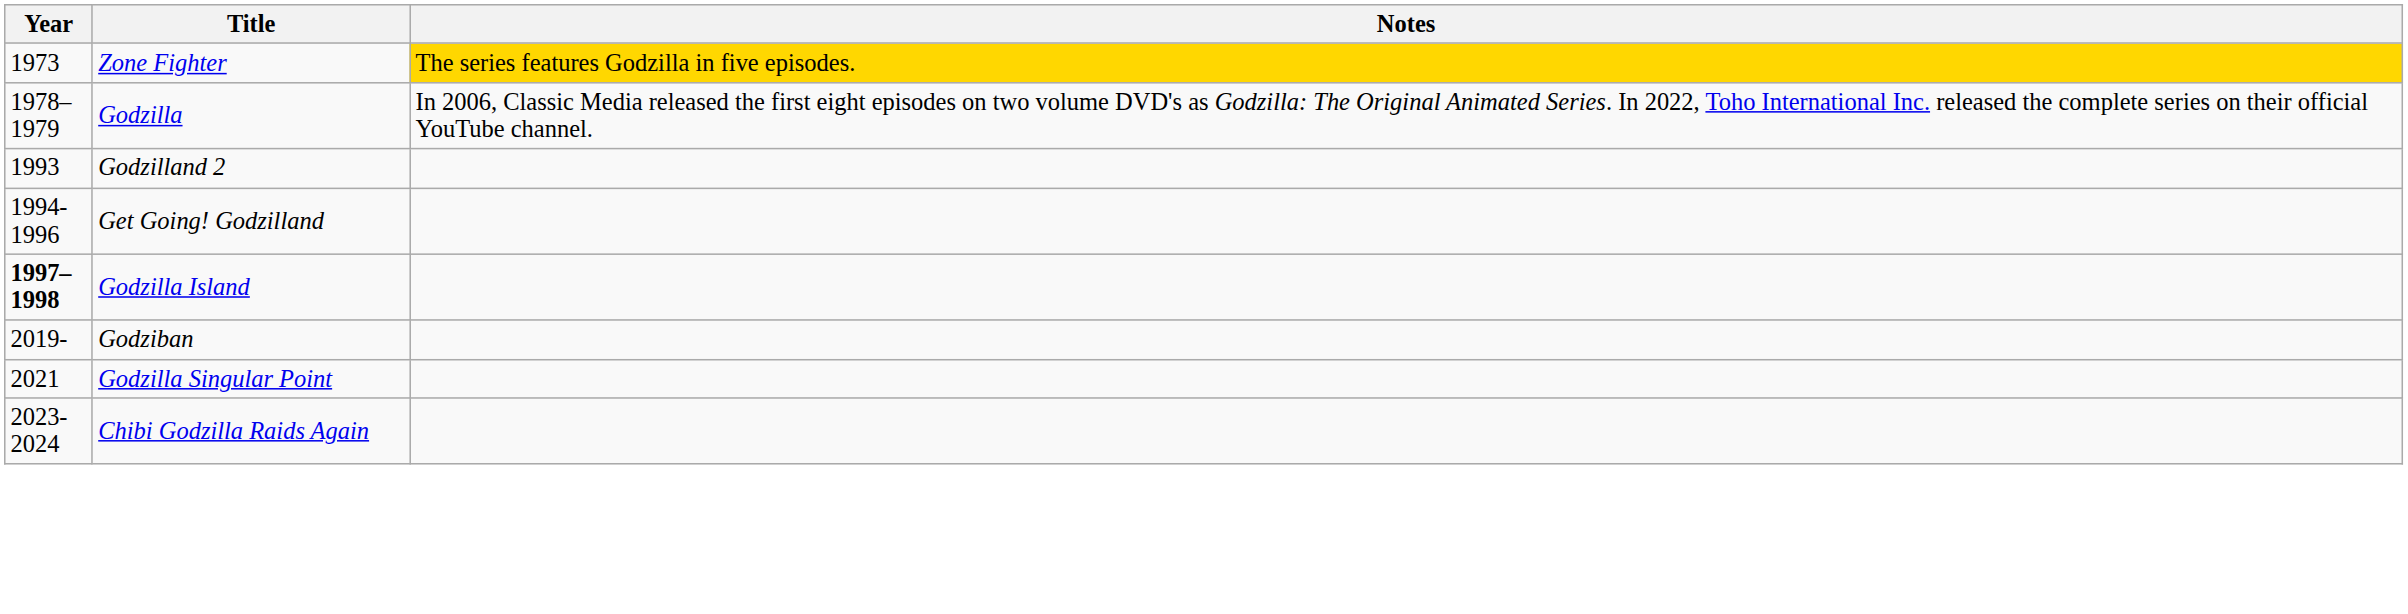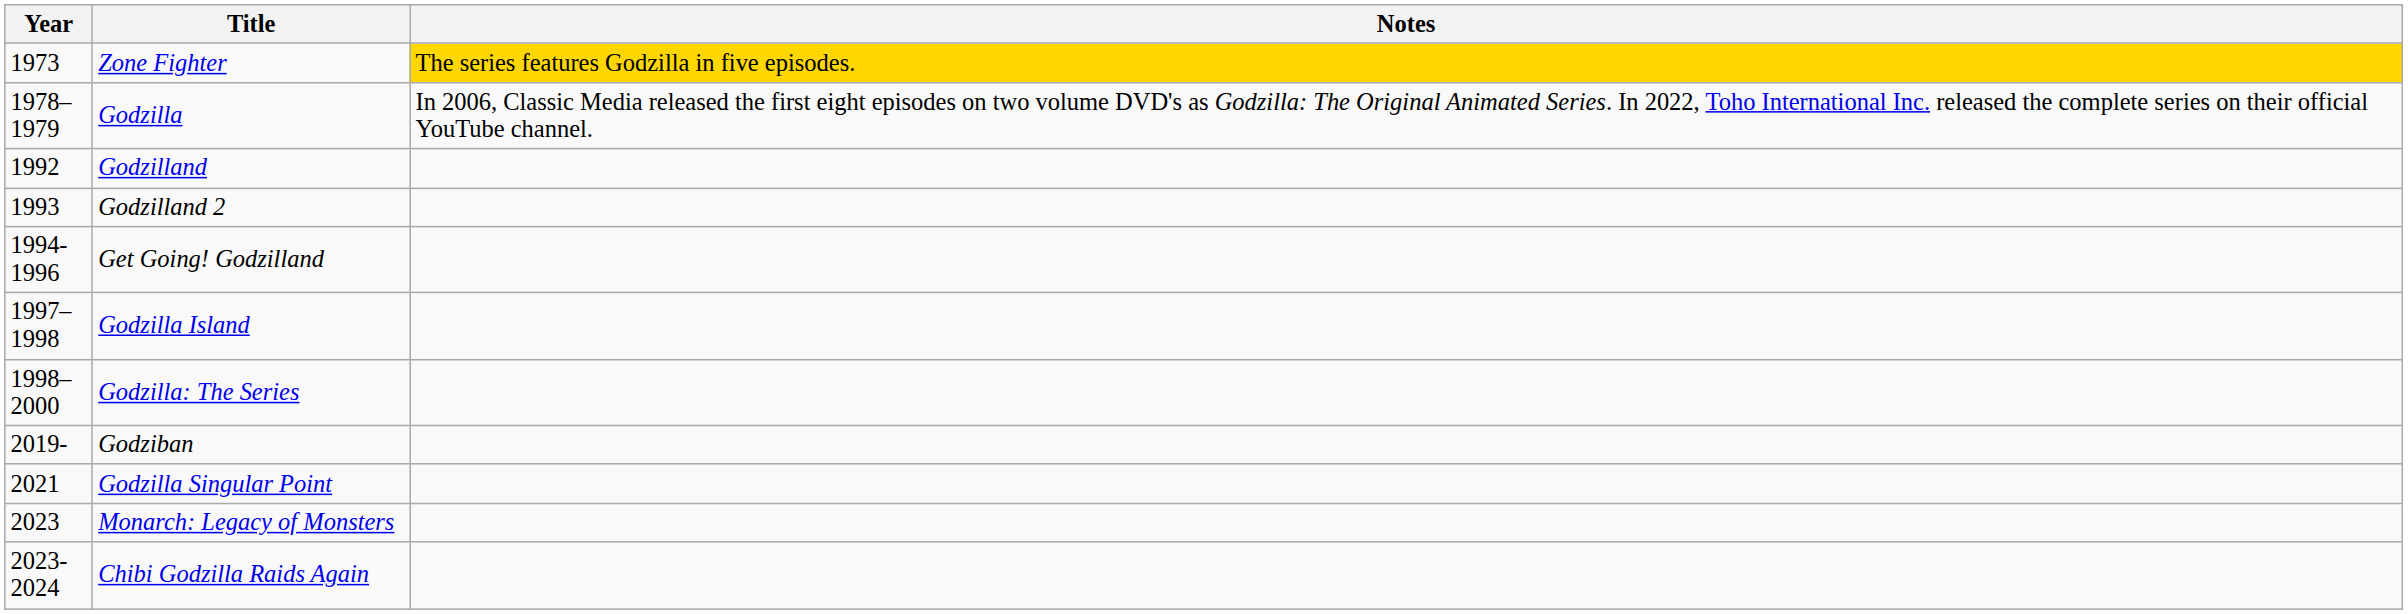+ row: (153, 167)
(41, 286) bold -> (41, 325) normal
+ row: (199, 392)
+ row: (246, 522)
